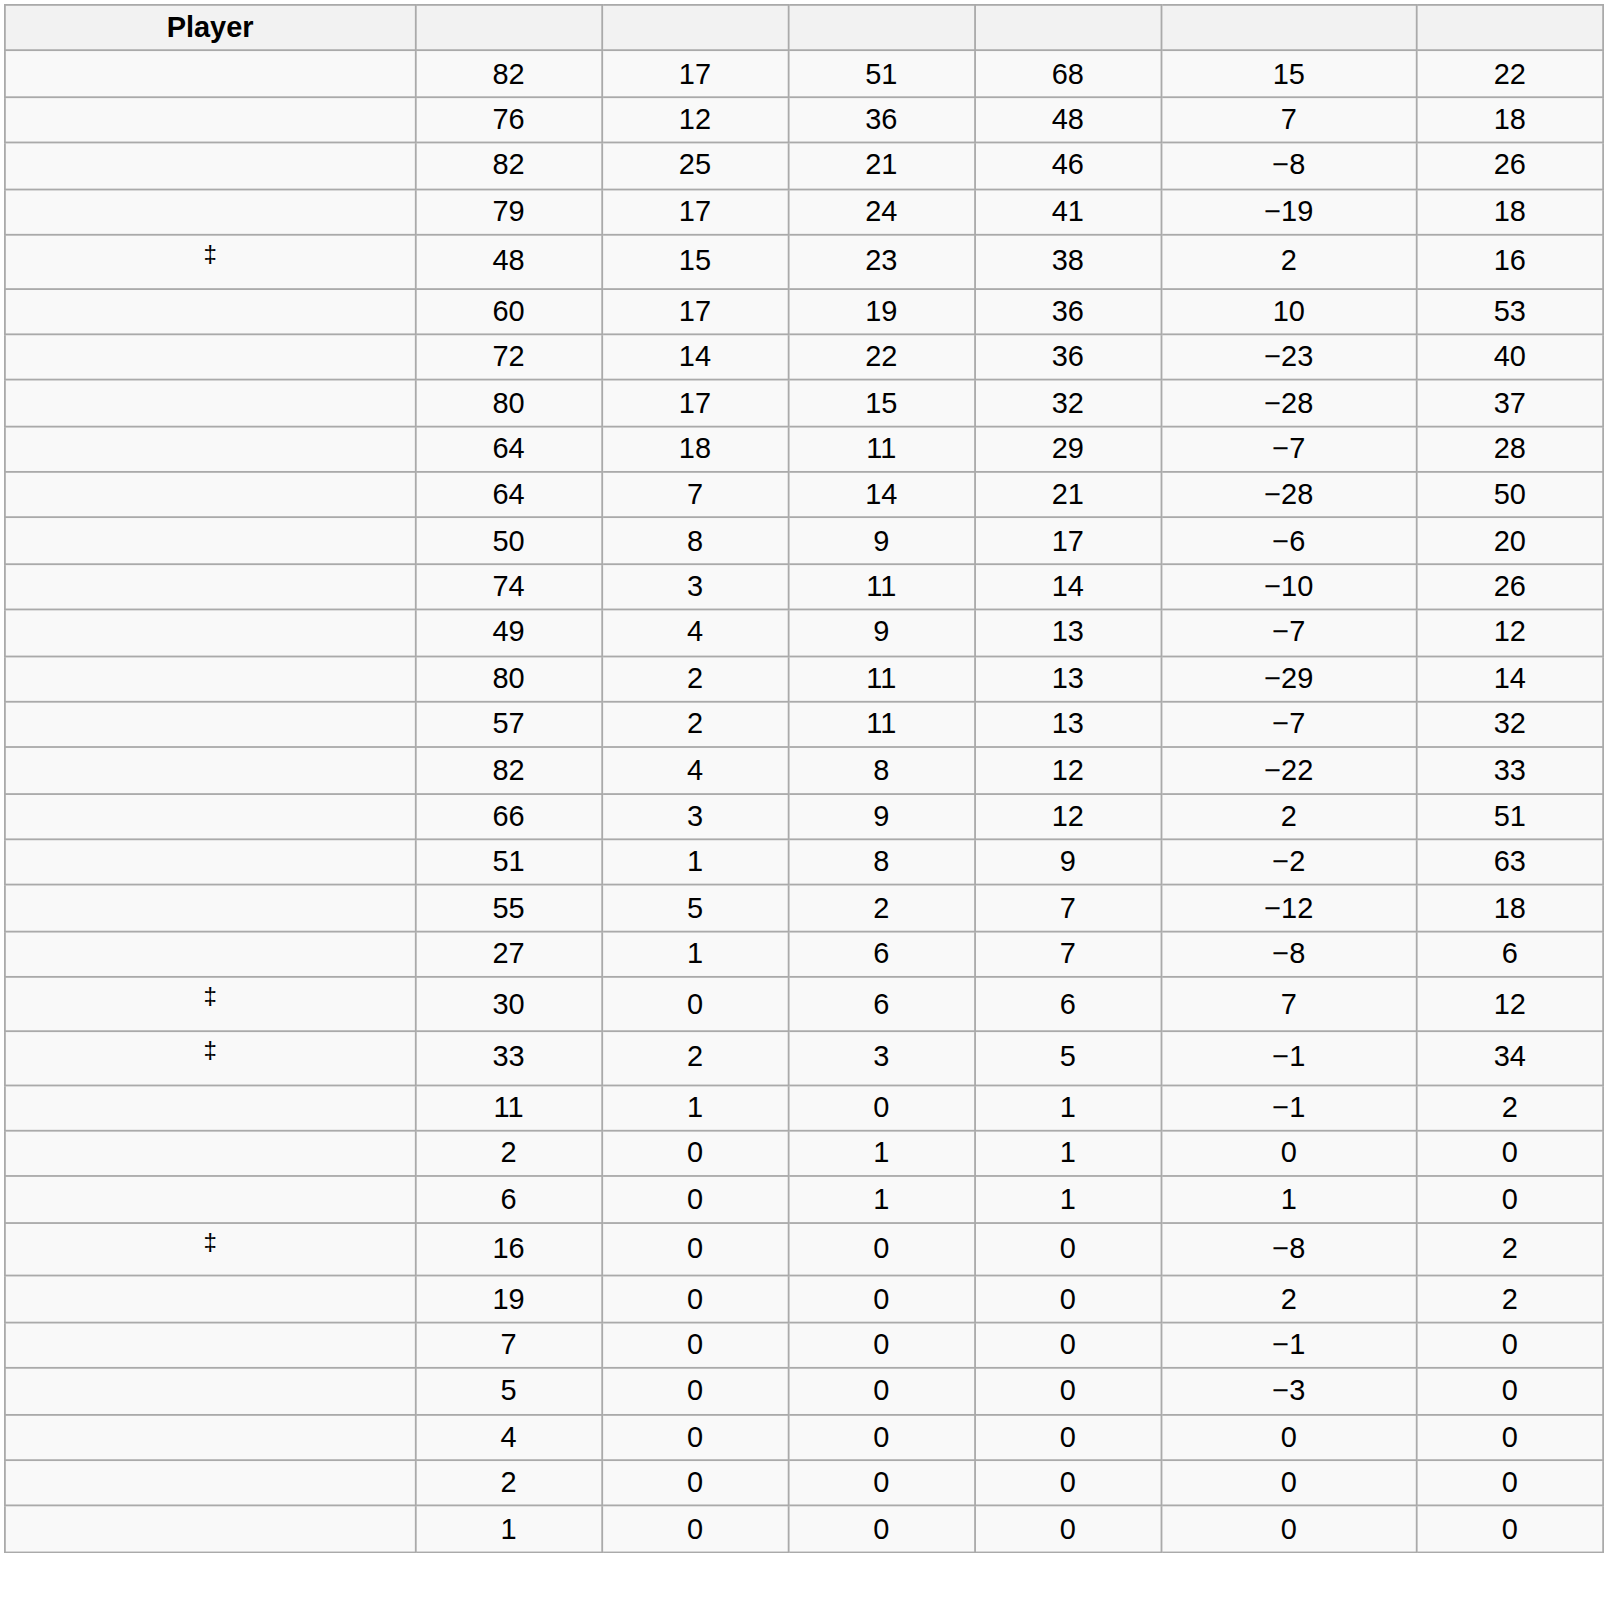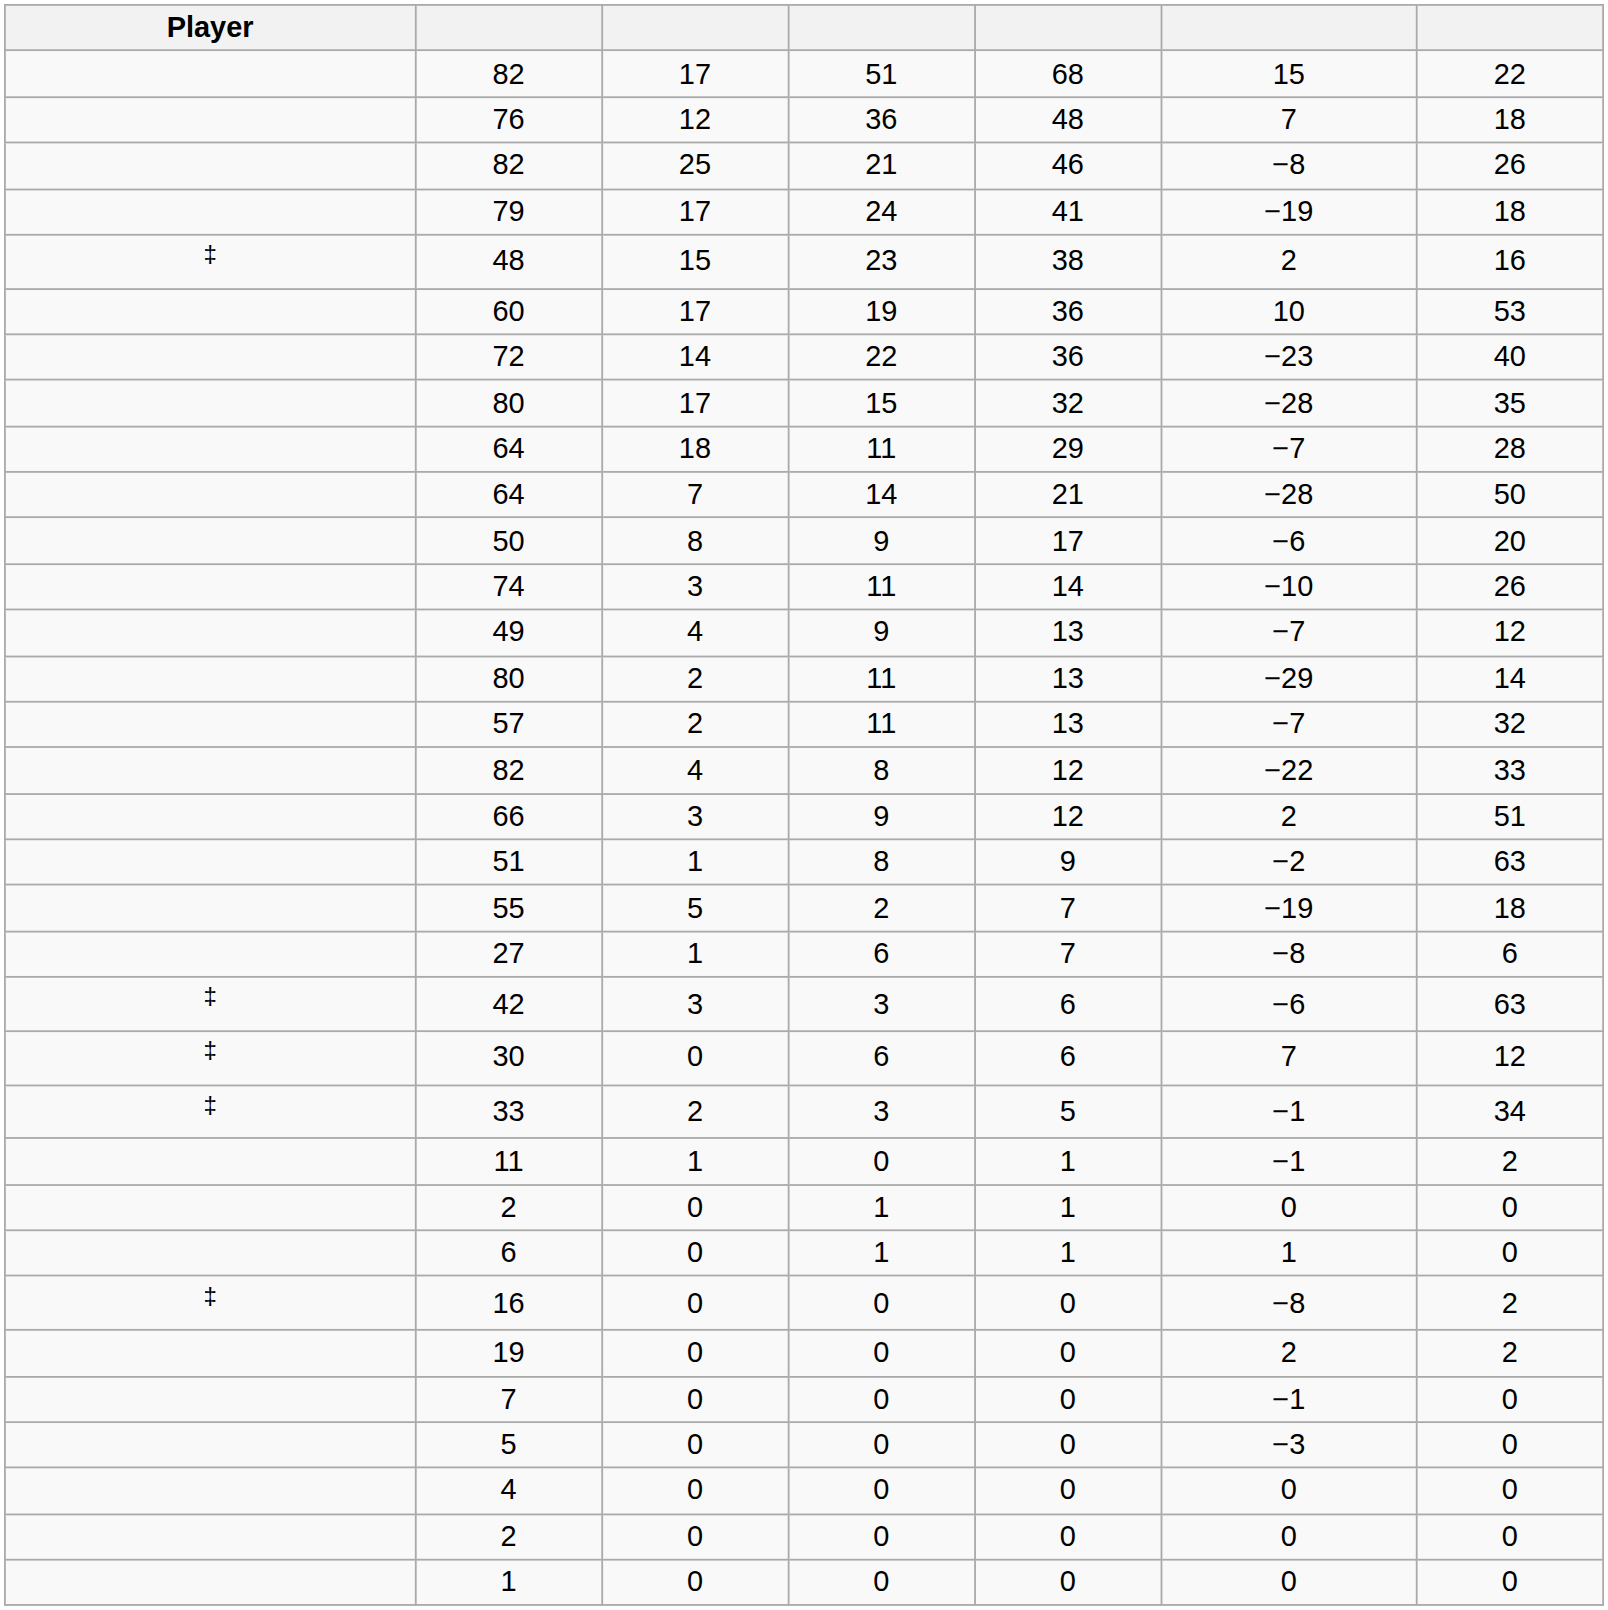(1510, 402) 37 -> (1510, 402) 35
(1289, 907) −12 -> (1289, 907) −19
+ row: (509, 1003)
